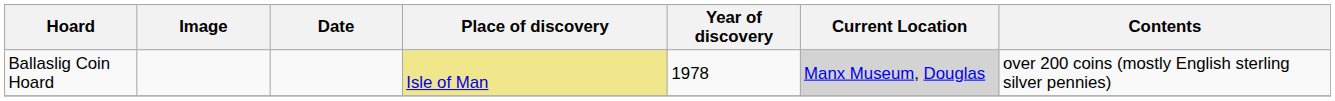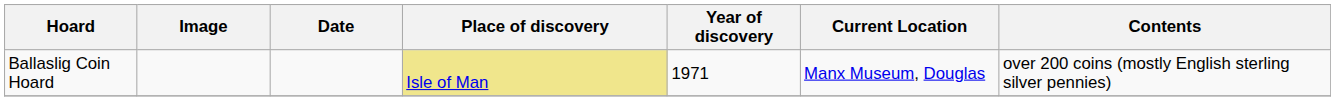(690, 72) 1978 -> (690, 72) 1971
(895, 72) lightgrey background -> (895, 72) no background
